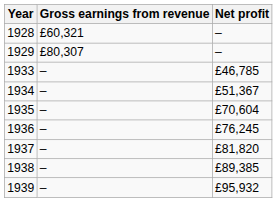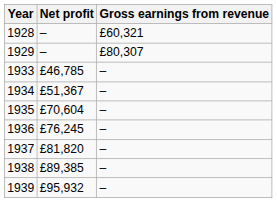columns swapped: (242, 14) <-> (125, 14)
